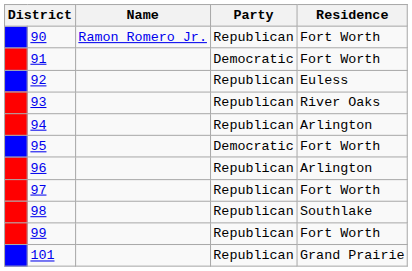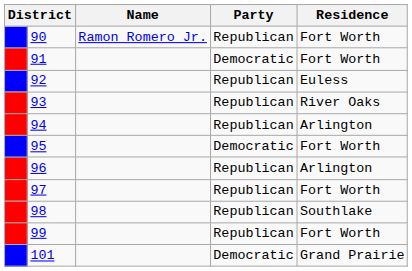(253, 255) Republican -> (253, 255) Democratic
